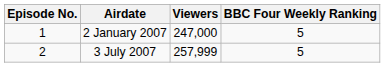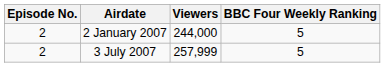(42, 33) 1 -> (42, 33) 2
(195, 33) 247,000 -> (195, 33) 244,000
